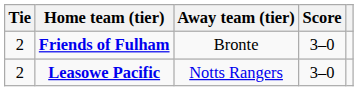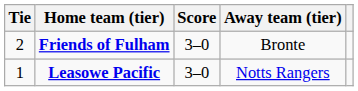columns swapped: (322, 17) <-> (236, 17)
(20, 71) 2 -> (20, 71) 1
